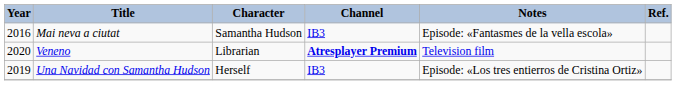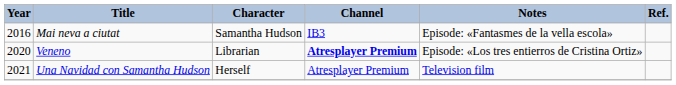(458, 51) Television film -> (532, 51) Episode: «Los tres entierros de Cristina Ortiz»
(19, 70) 2019 -> (19, 70) 2021
(316, 70) IB3 -> (358, 70) Atresplayer Premium
(532, 70) Episode: «Los tres entierros de Cristina Ortiz» -> (458, 70) Television film
